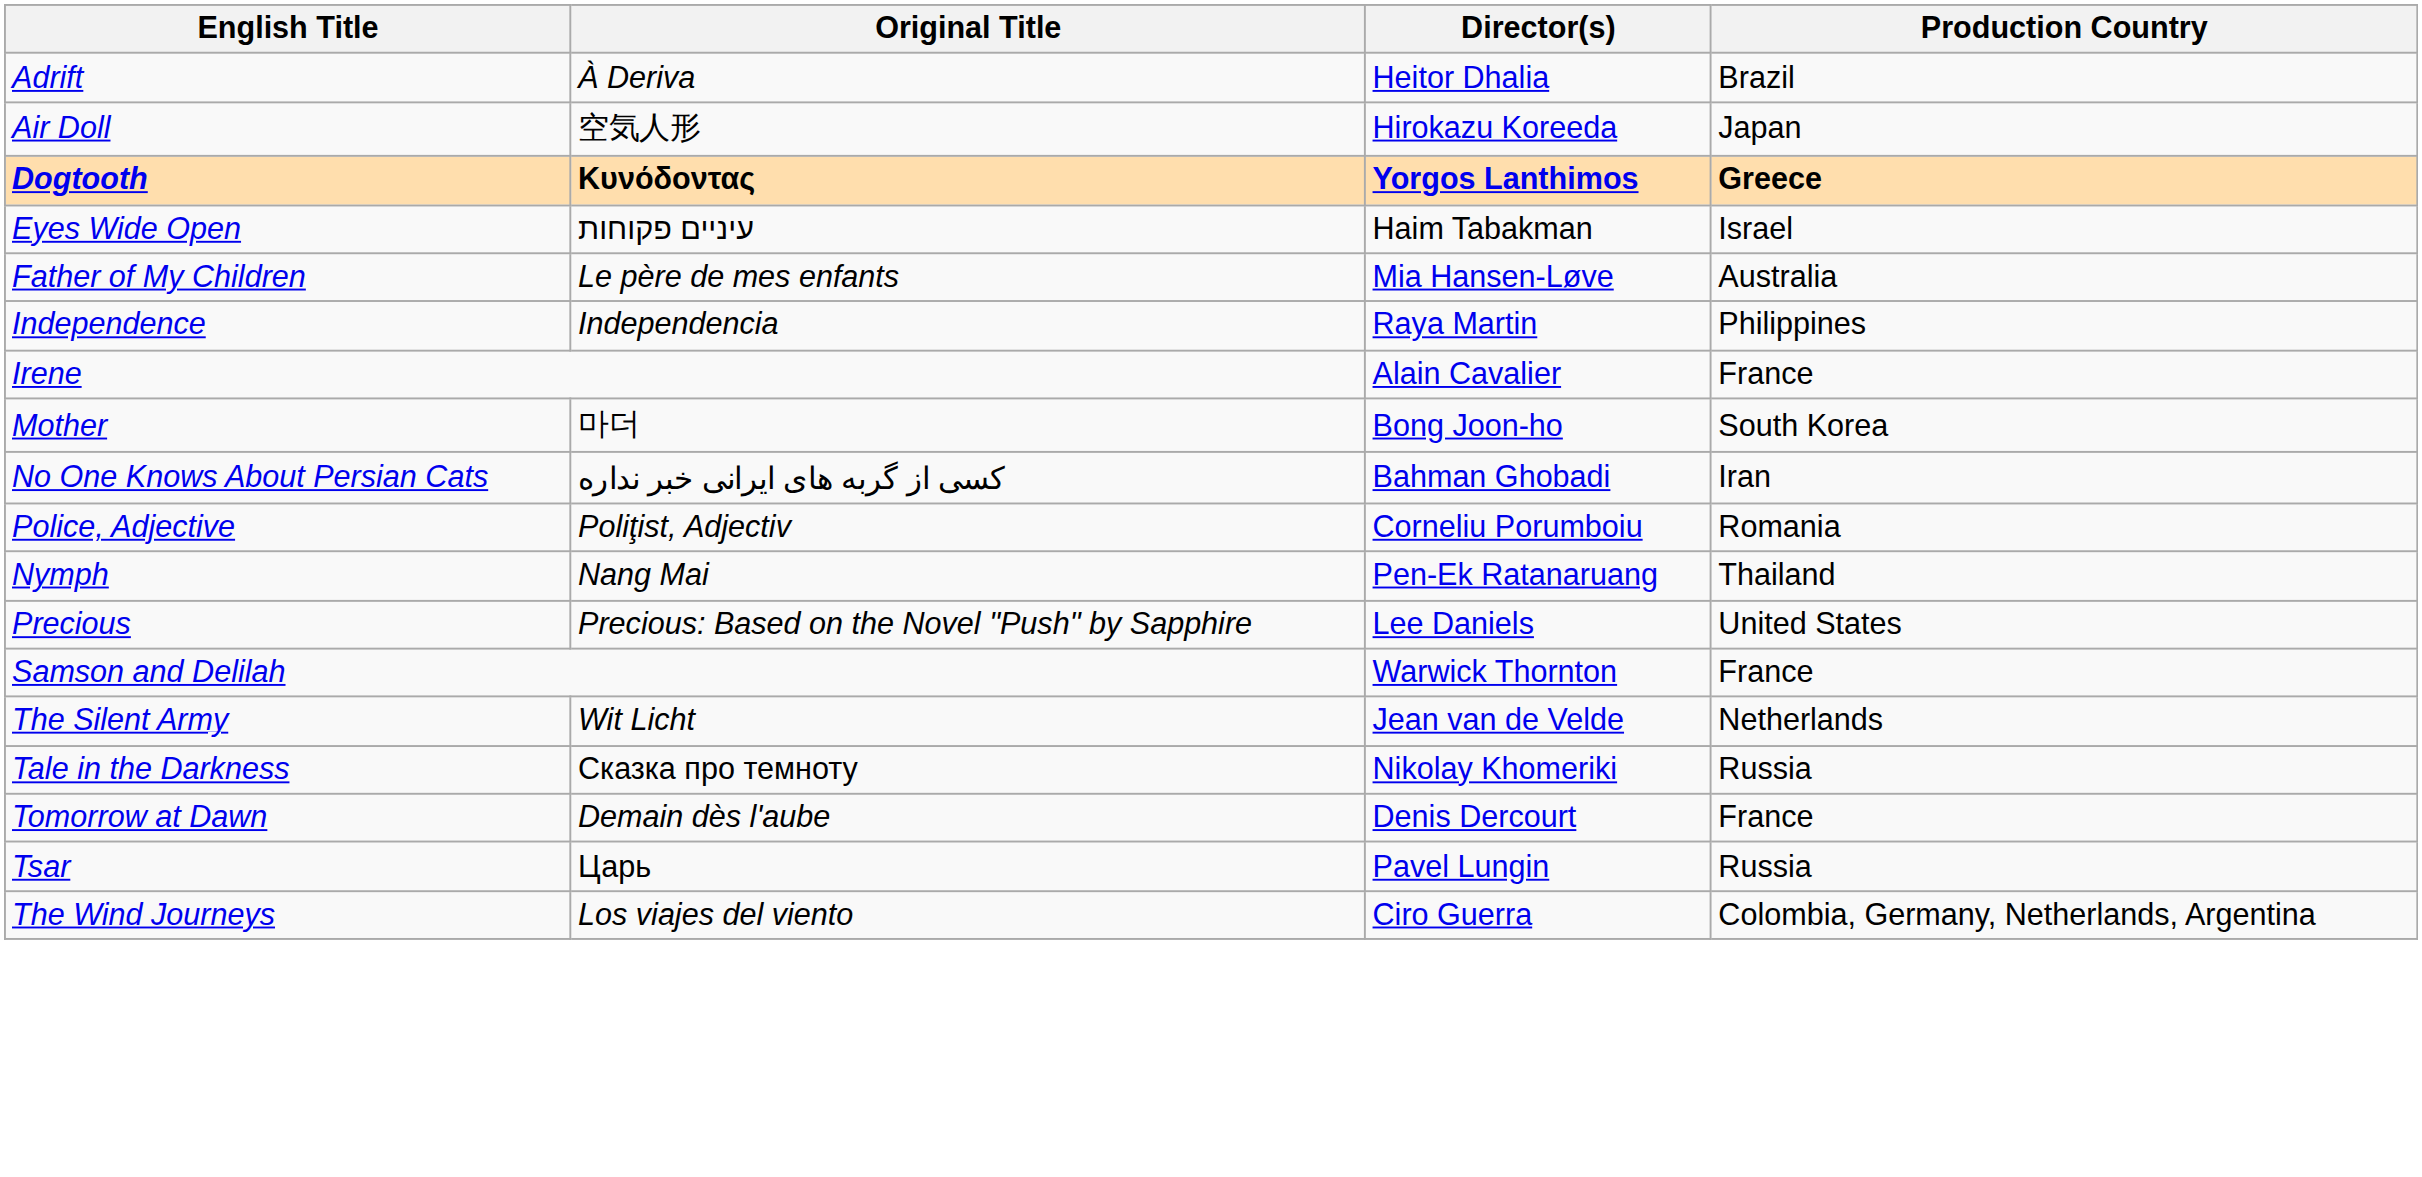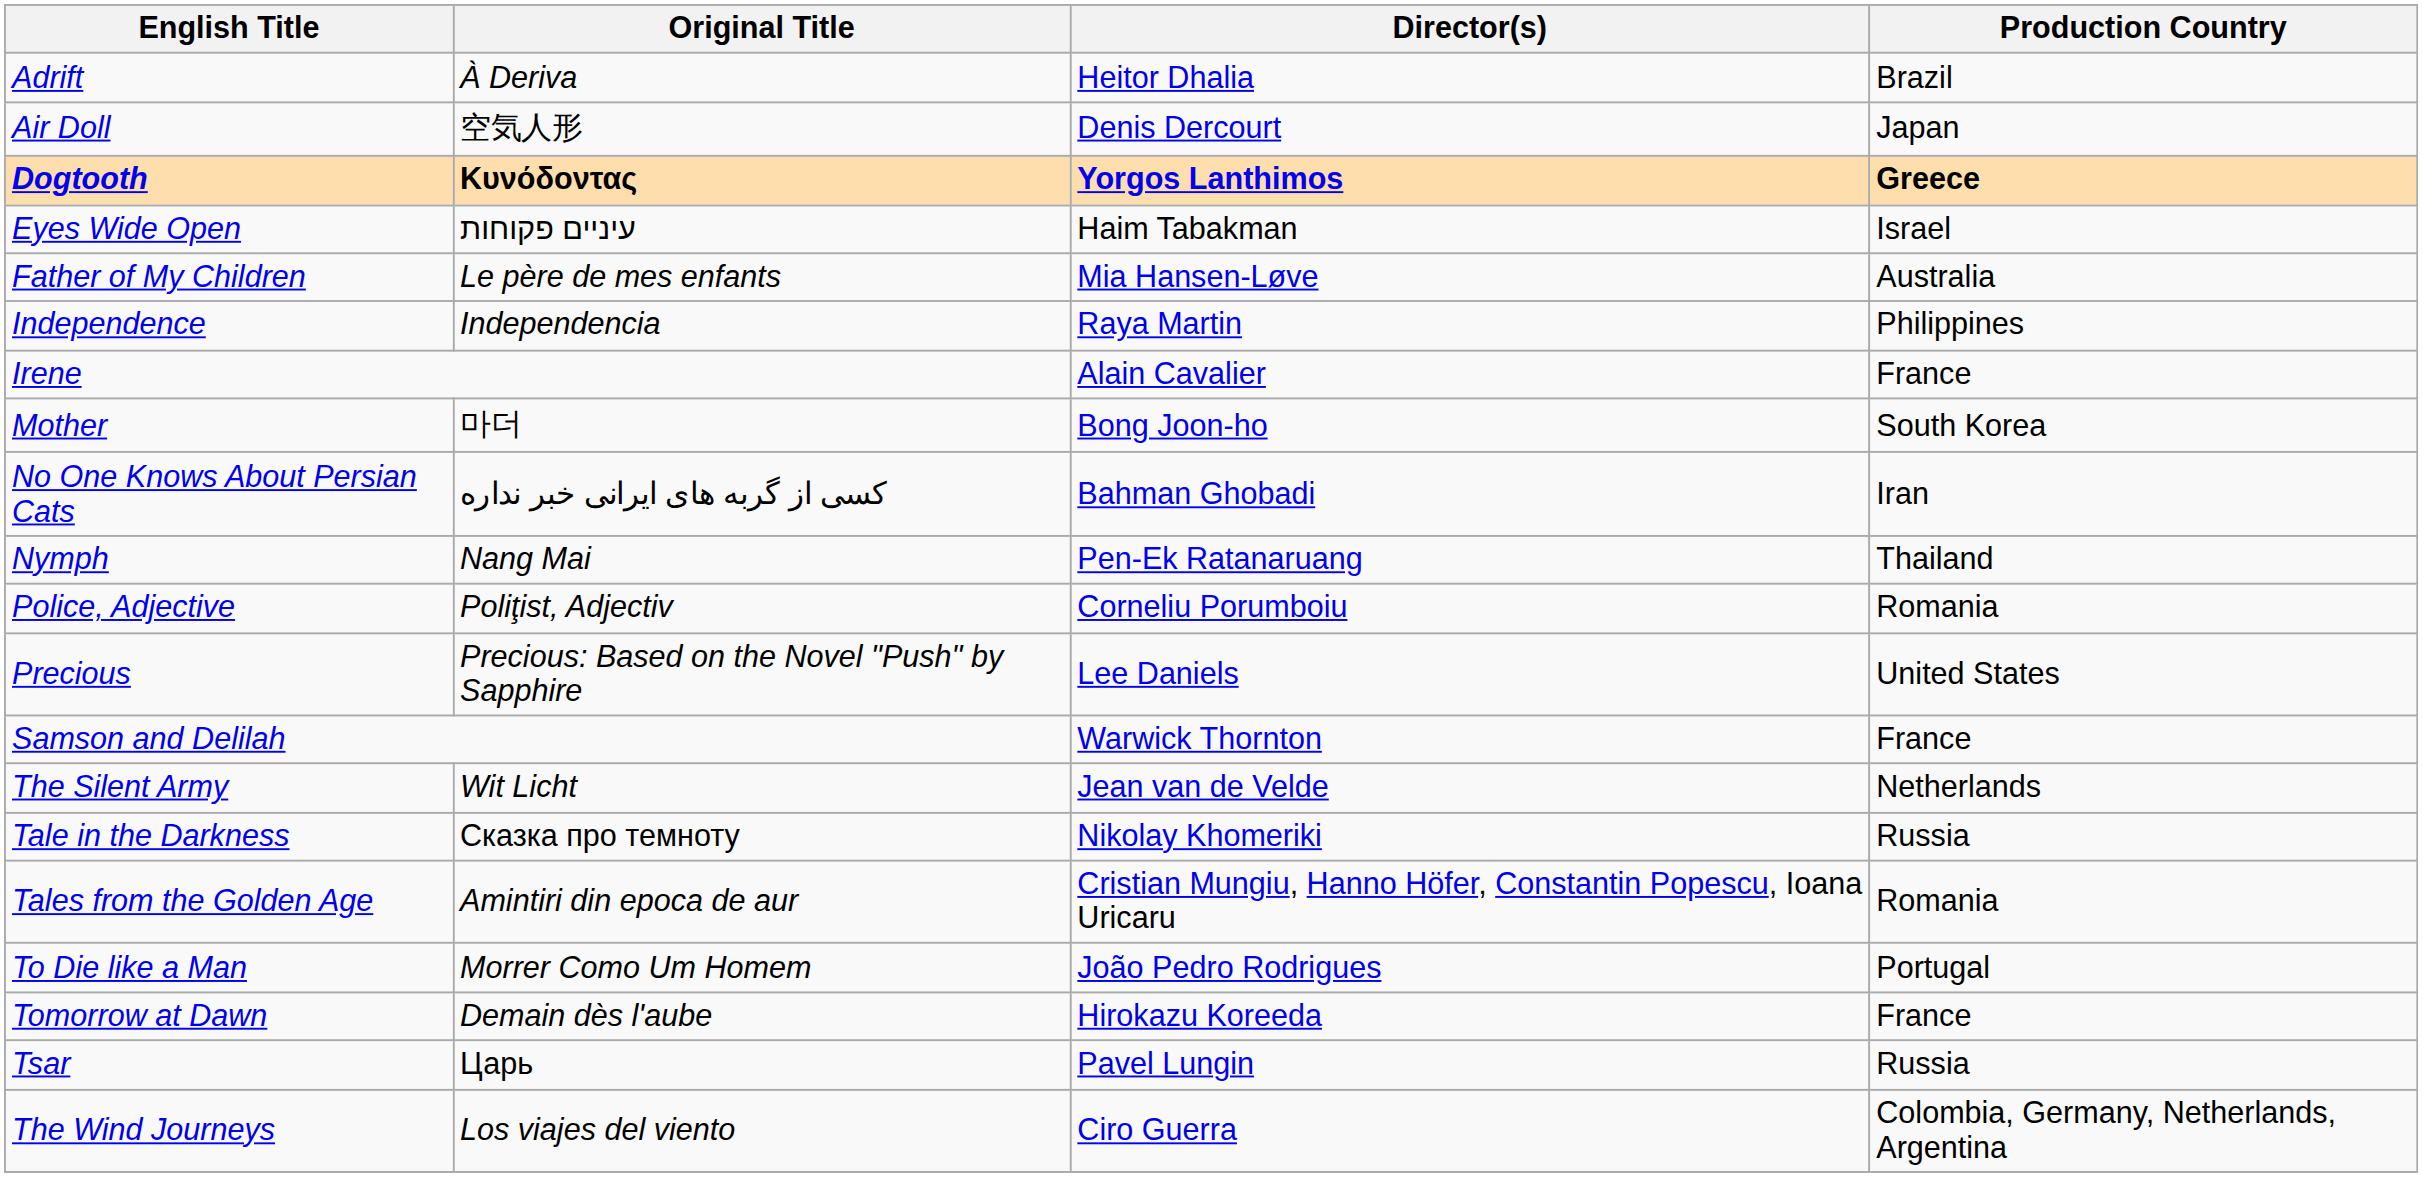(1495, 128) Hirokazu Koreeda -> (1179, 128) Denis Dercourt
rows swapped: (60, 575) <-> (124, 526)
+ row: (193, 901)
+ row: (129, 967)
(1474, 817) Denis Dercourt -> (1200, 1015) Hirokazu Koreeda
